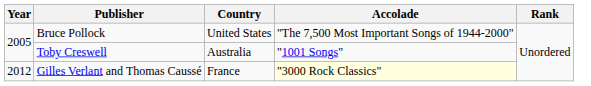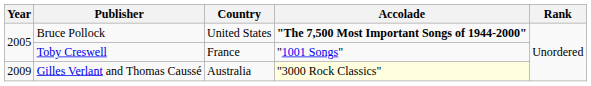(395, 33) normal -> (402, 33) bold
(229, 52) Australia -> (223, 52) France
(19, 71) 2012 -> (19, 71) 2009
(223, 71) France -> (229, 71) Australia
